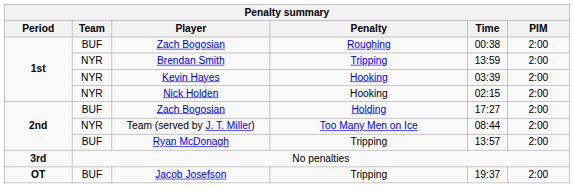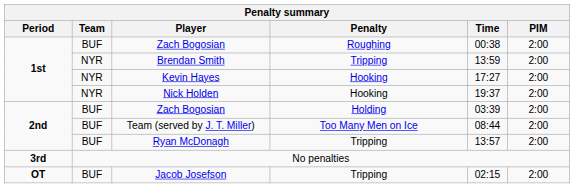(487, 77) 03:39 -> (487, 77) 17:27
(487, 93) 02:15 -> (487, 93) 19:37
(487, 110) 17:27 -> (487, 110) 03:39
(92, 126) NYR -> (92, 126) BUF
(487, 175) 19:37 -> (487, 175) 02:15
